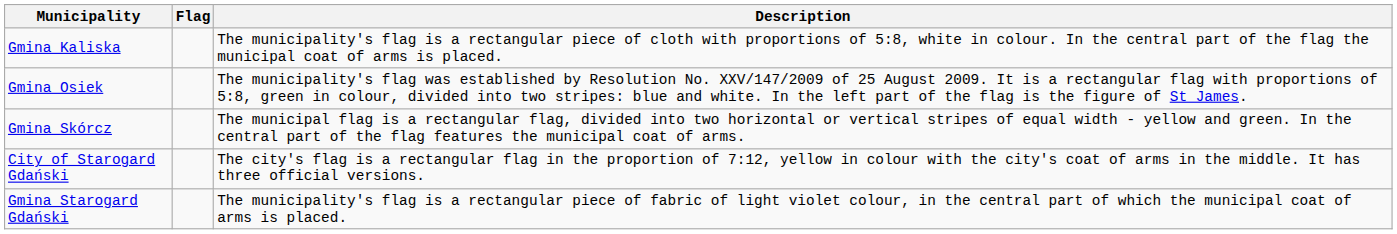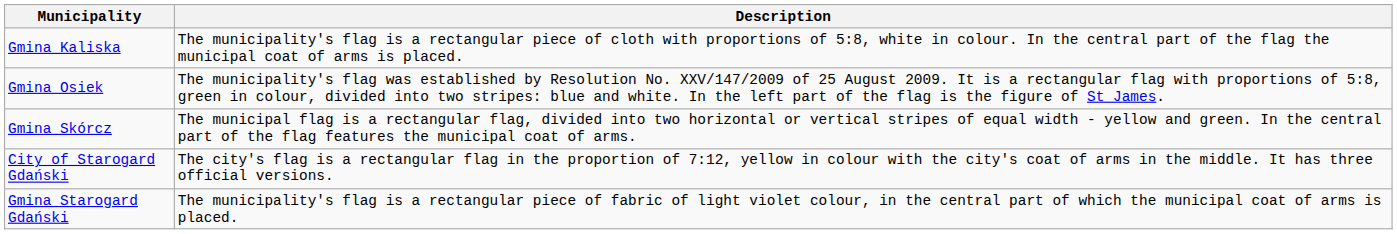- column: (193, 16)
